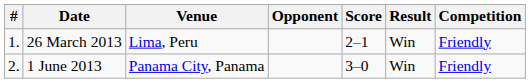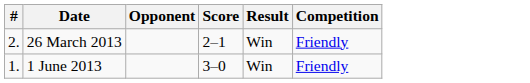- column: (197, 16)
(14, 41) 1. -> (14, 41) 2.
(14, 66) 2. -> (14, 66) 1.
